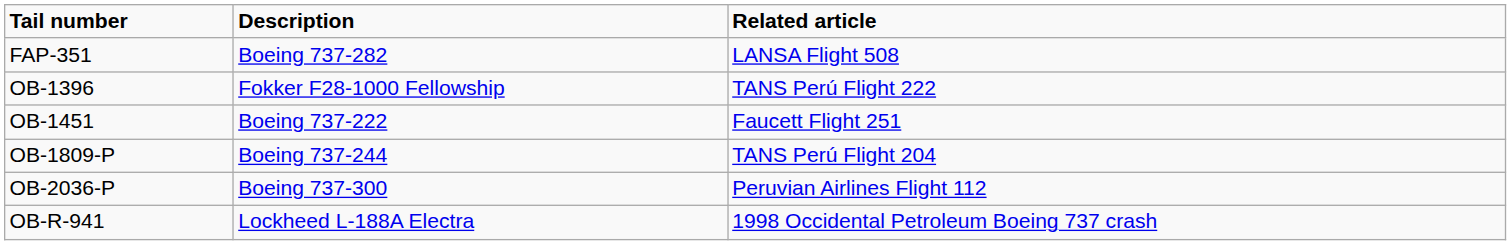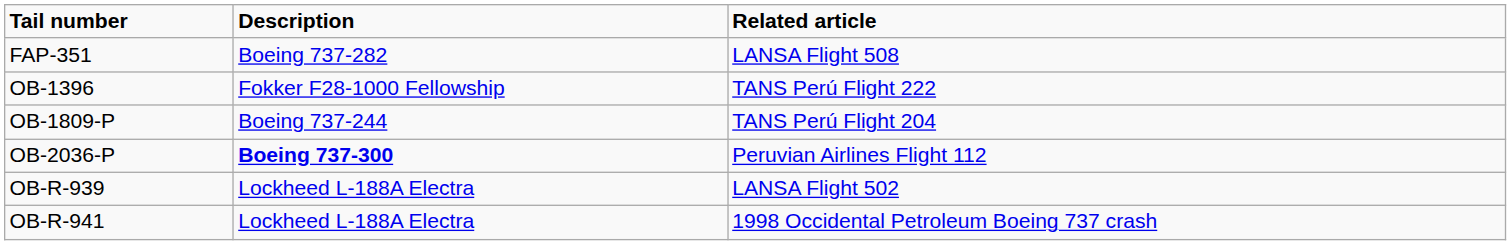- row: (52, 121)
(313, 188) normal -> (316, 155) bold
+ row: (57, 188)
